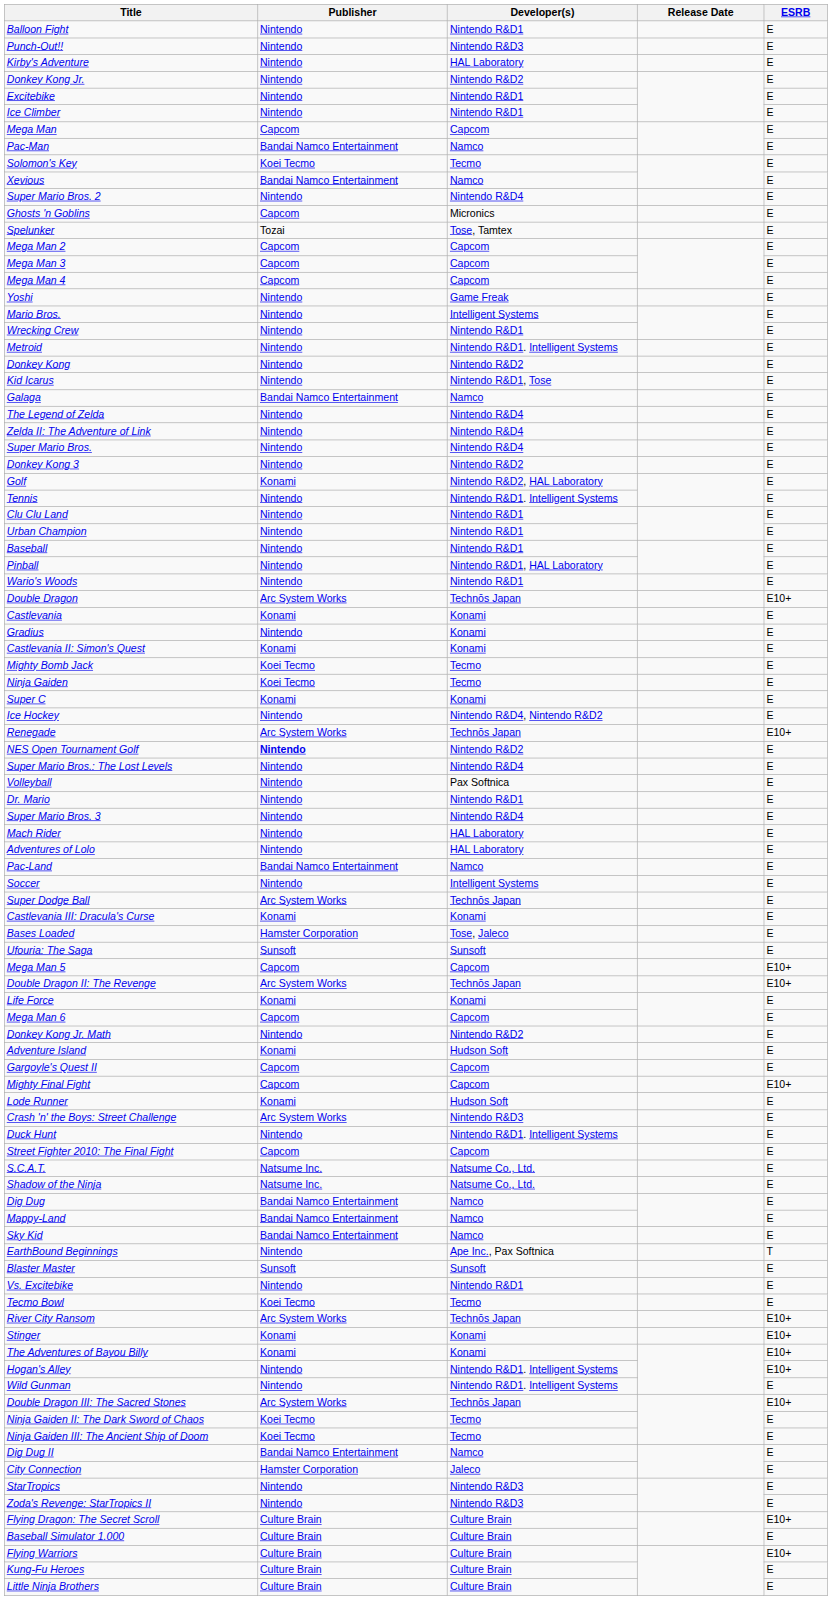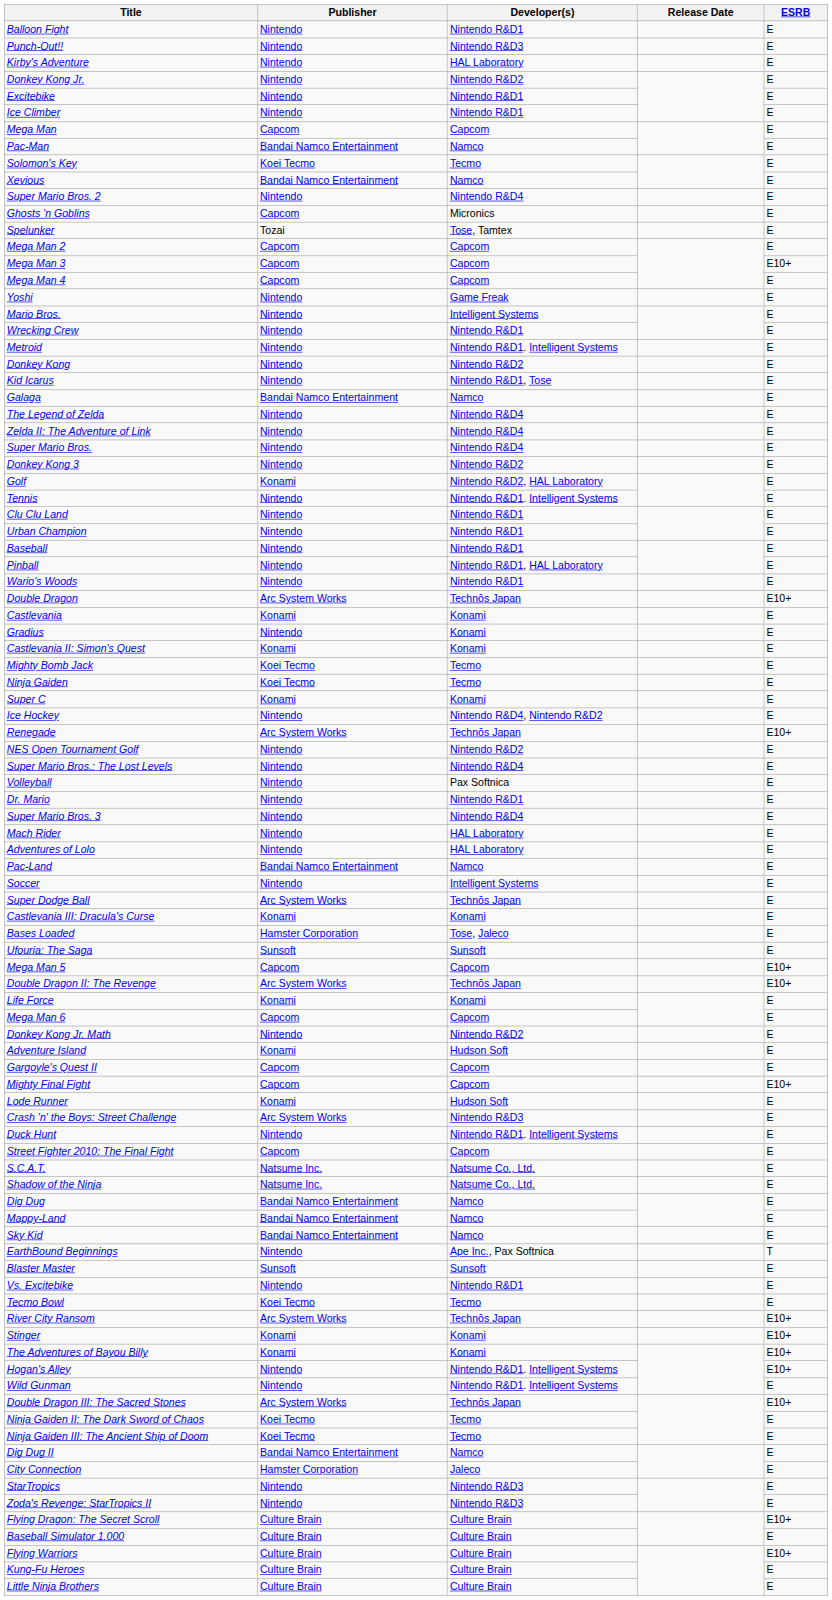(770, 264) E -> (779, 264) E10+
(283, 749) bold -> (281, 749) normal
